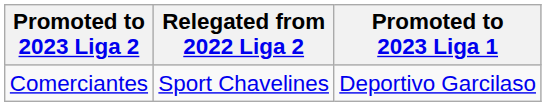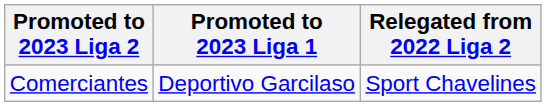columns swapped: (244, 34) <-> (438, 34)
